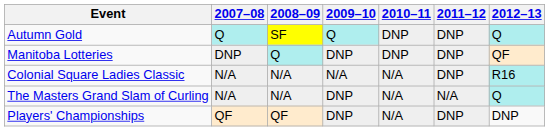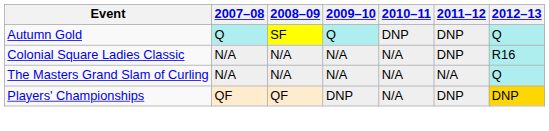- row: (60, 55)
(340, 95) DNP -> (337, 75) N/A
(505, 116) no background -> (505, 95) gold background
